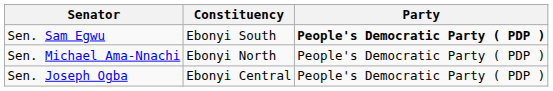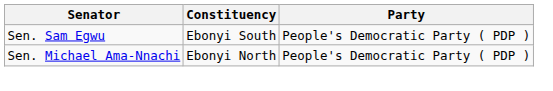(421, 35) bold -> (406, 35) normal
- row: (68, 76)
